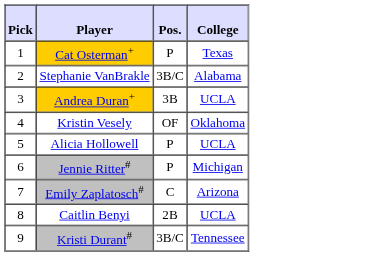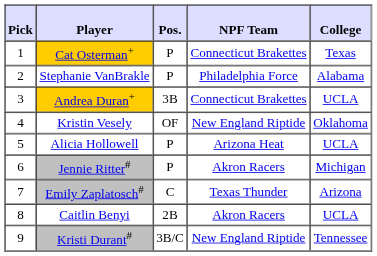+ column: (249, 30)
(170, 76) 3B/C -> (170, 76) P
